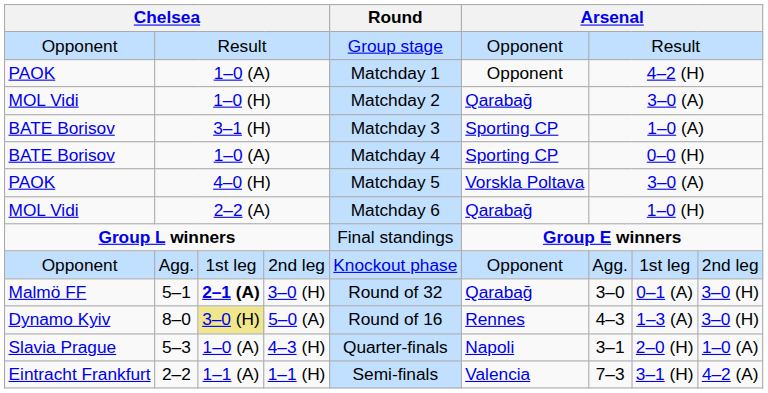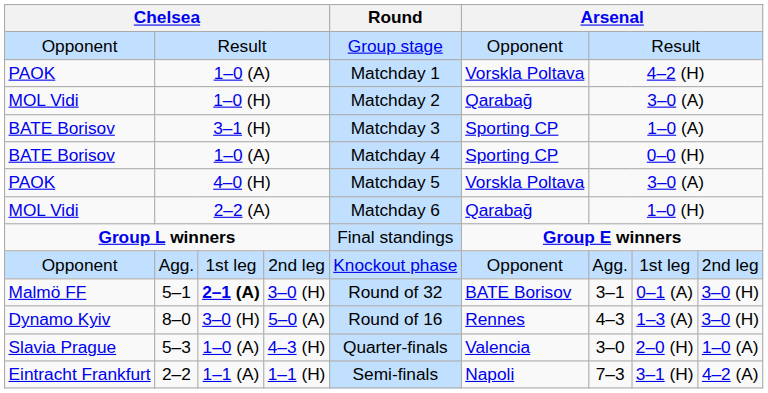(525, 73) Opponent -> (525, 73) Vorskla Poltava
(499, 292) Qarabağ -> (518, 292) BATE Borisov
(610, 292) 3–0 -> (610, 292) 3–1
(231, 319) khaki background -> (231, 319) no background
(490, 347) Napoli -> (498, 347) Valencia
(610, 347) 3–1 -> (610, 347) 3–0
(498, 374) Valencia -> (490, 374) Napoli
